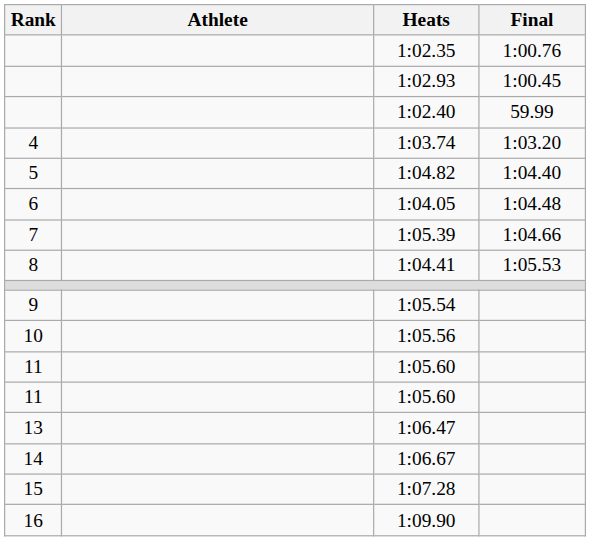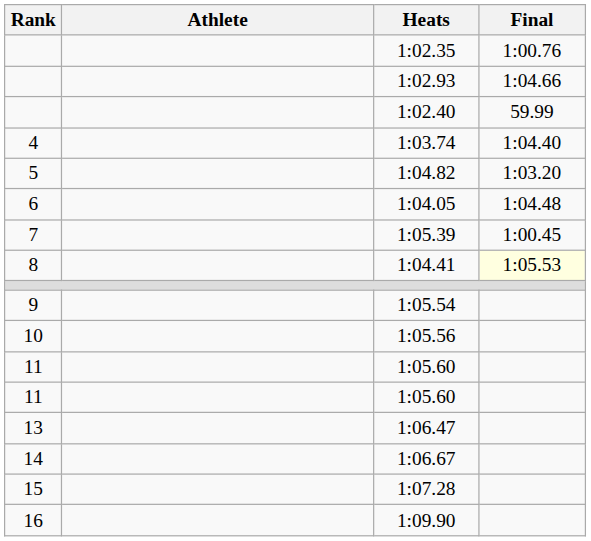(532, 81) 1:00.45 -> (532, 81) 1:04.66
(532, 142) 1:03.20 -> (532, 142) 1:04.40
(532, 173) 1:04.40 -> (532, 173) 1:03.20
(532, 234) 1:04.66 -> (532, 234) 1:00.45
(532, 265) no background -> (532, 265) lightyellow background
